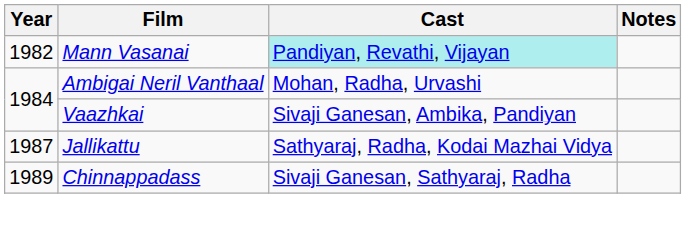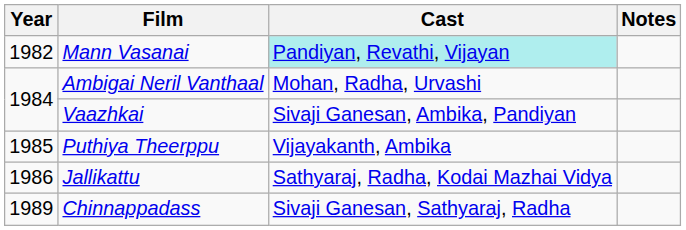+ row: (141, 146)
(31, 146) 1987 -> (31, 177) 1986
